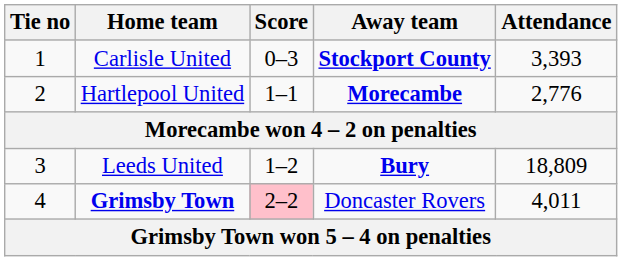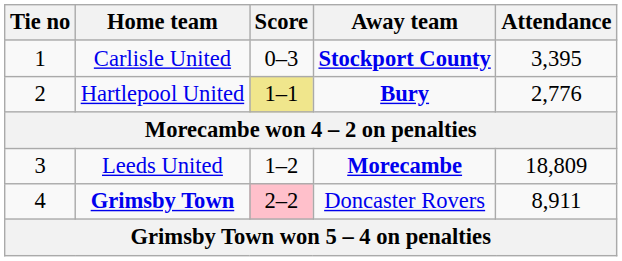(556, 58) 3,393 -> (556, 58) 3,395
(281, 93) no background -> (281, 93) khaki background
(405, 93) Morecambe -> (405, 93) Bury
(405, 165) Bury -> (405, 165) Morecambe
(556, 201) 4,011 -> (556, 201) 8,911
